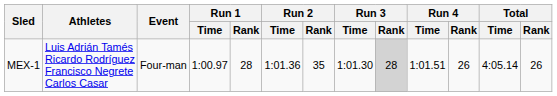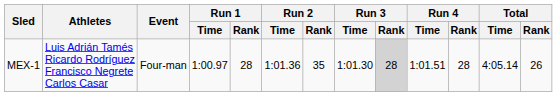(464, 65) 26 -> (464, 65) 28
